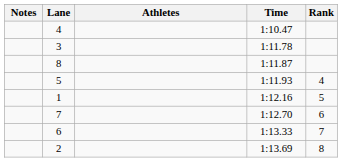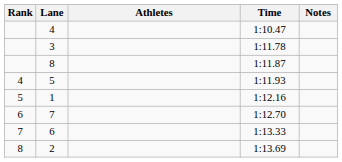columns swapped: (321, 13) <-> (24, 13)
